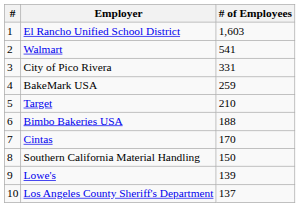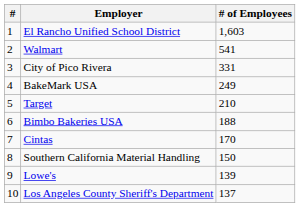(227, 85) 259 -> (227, 85) 249
